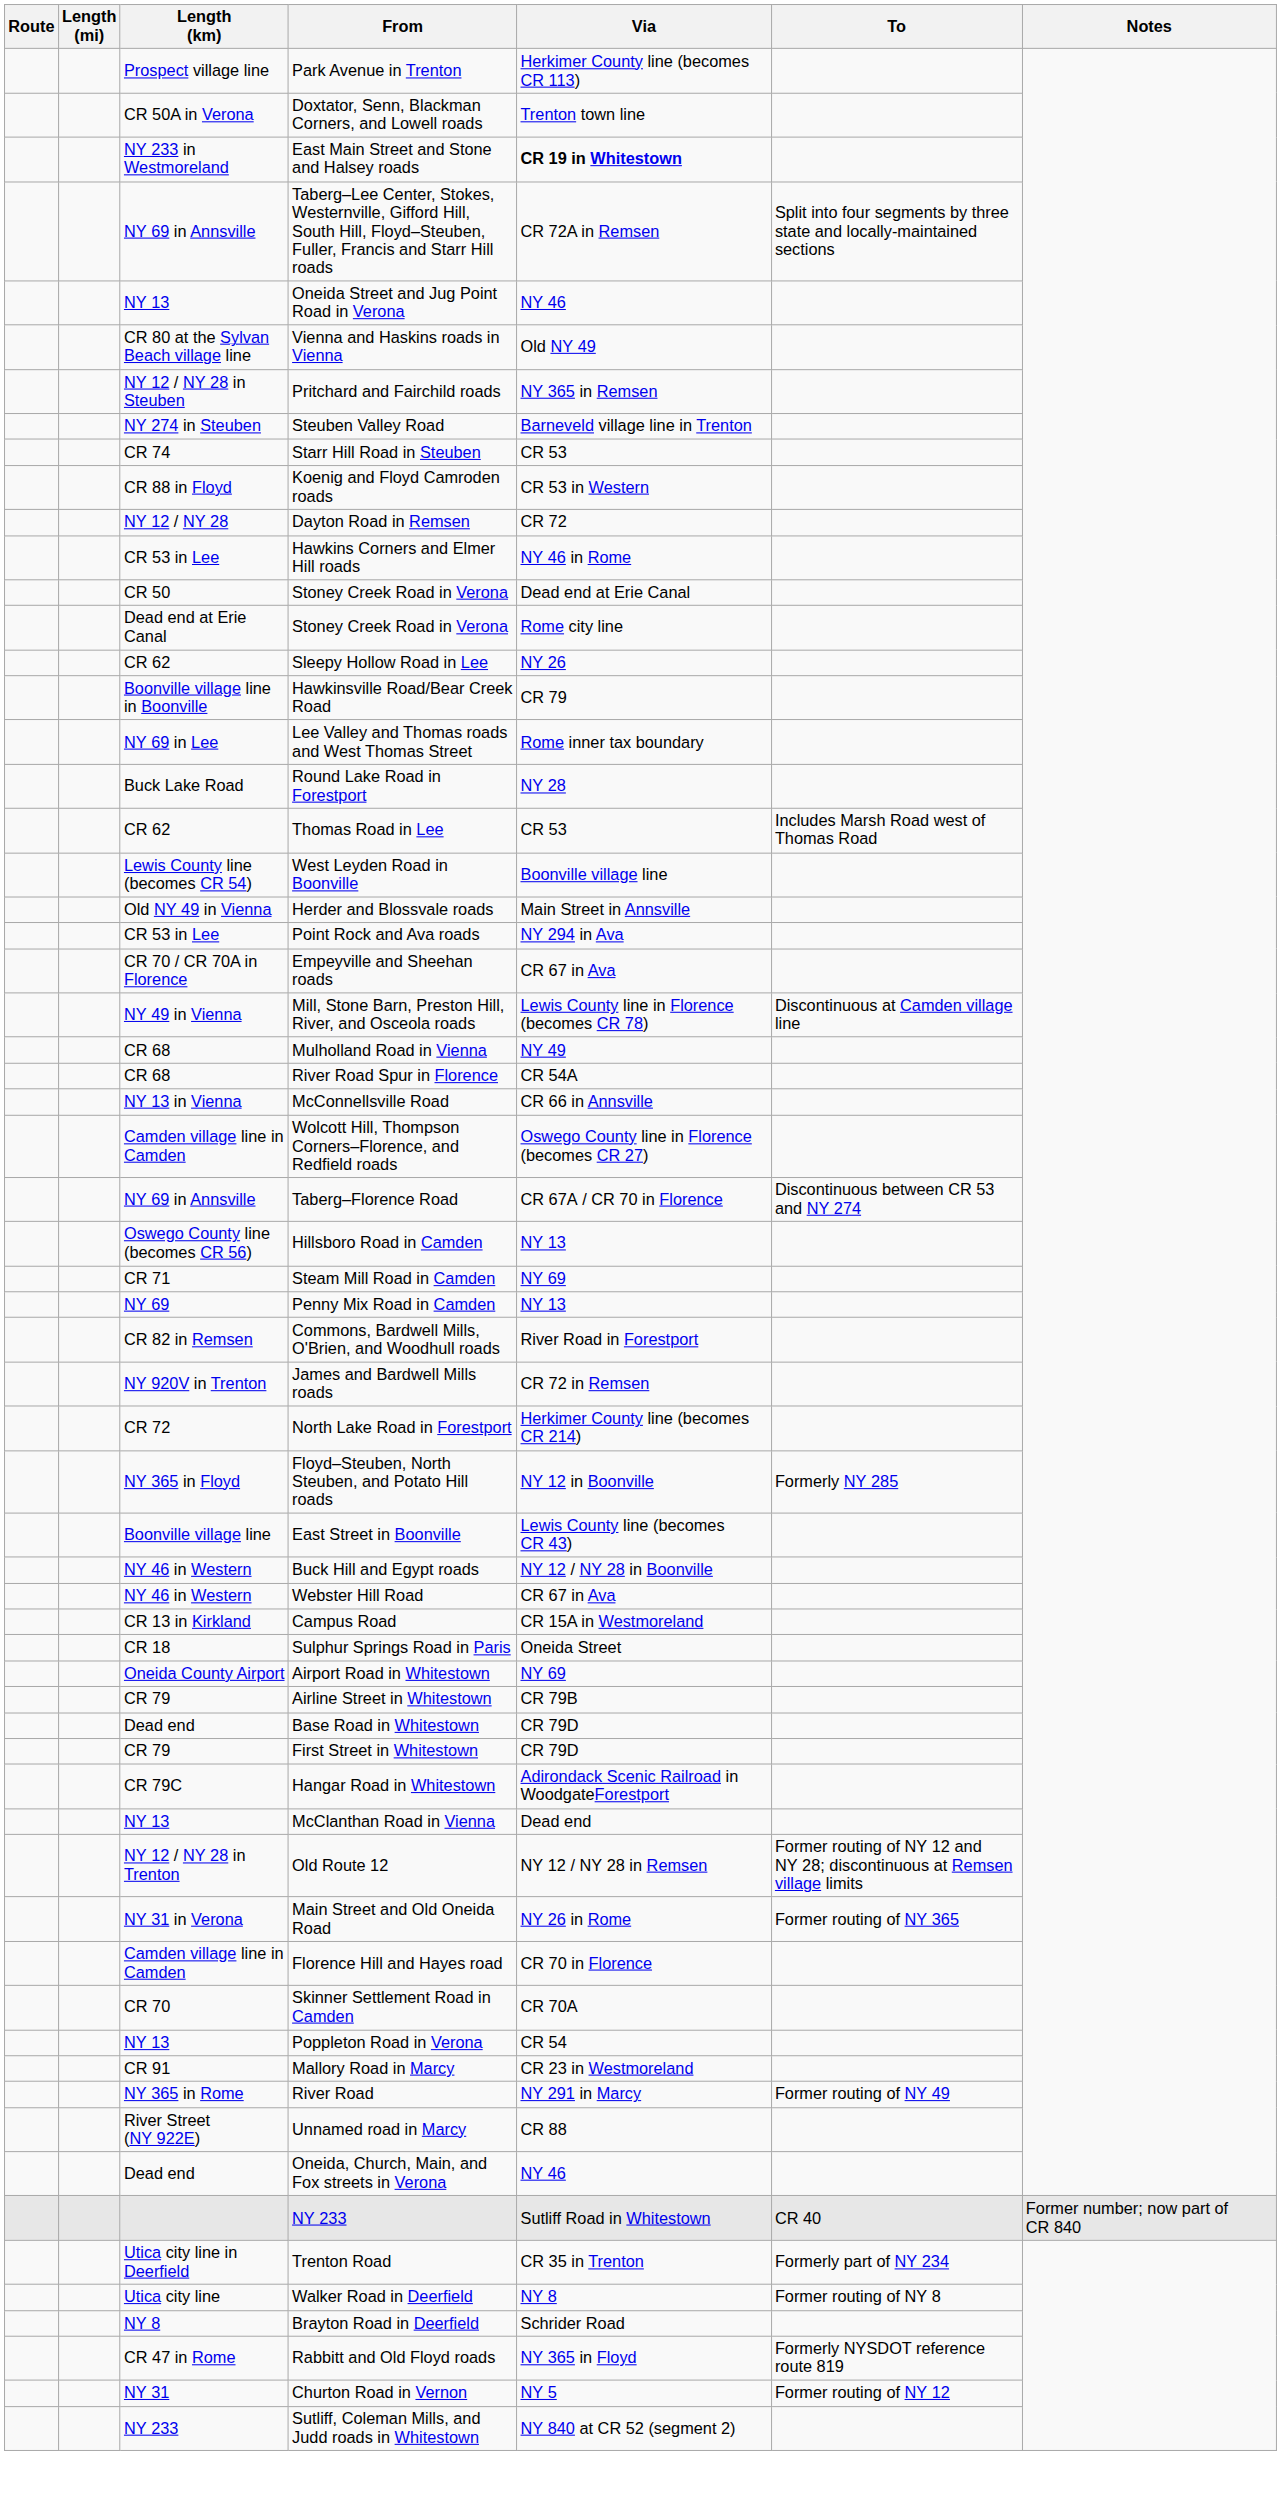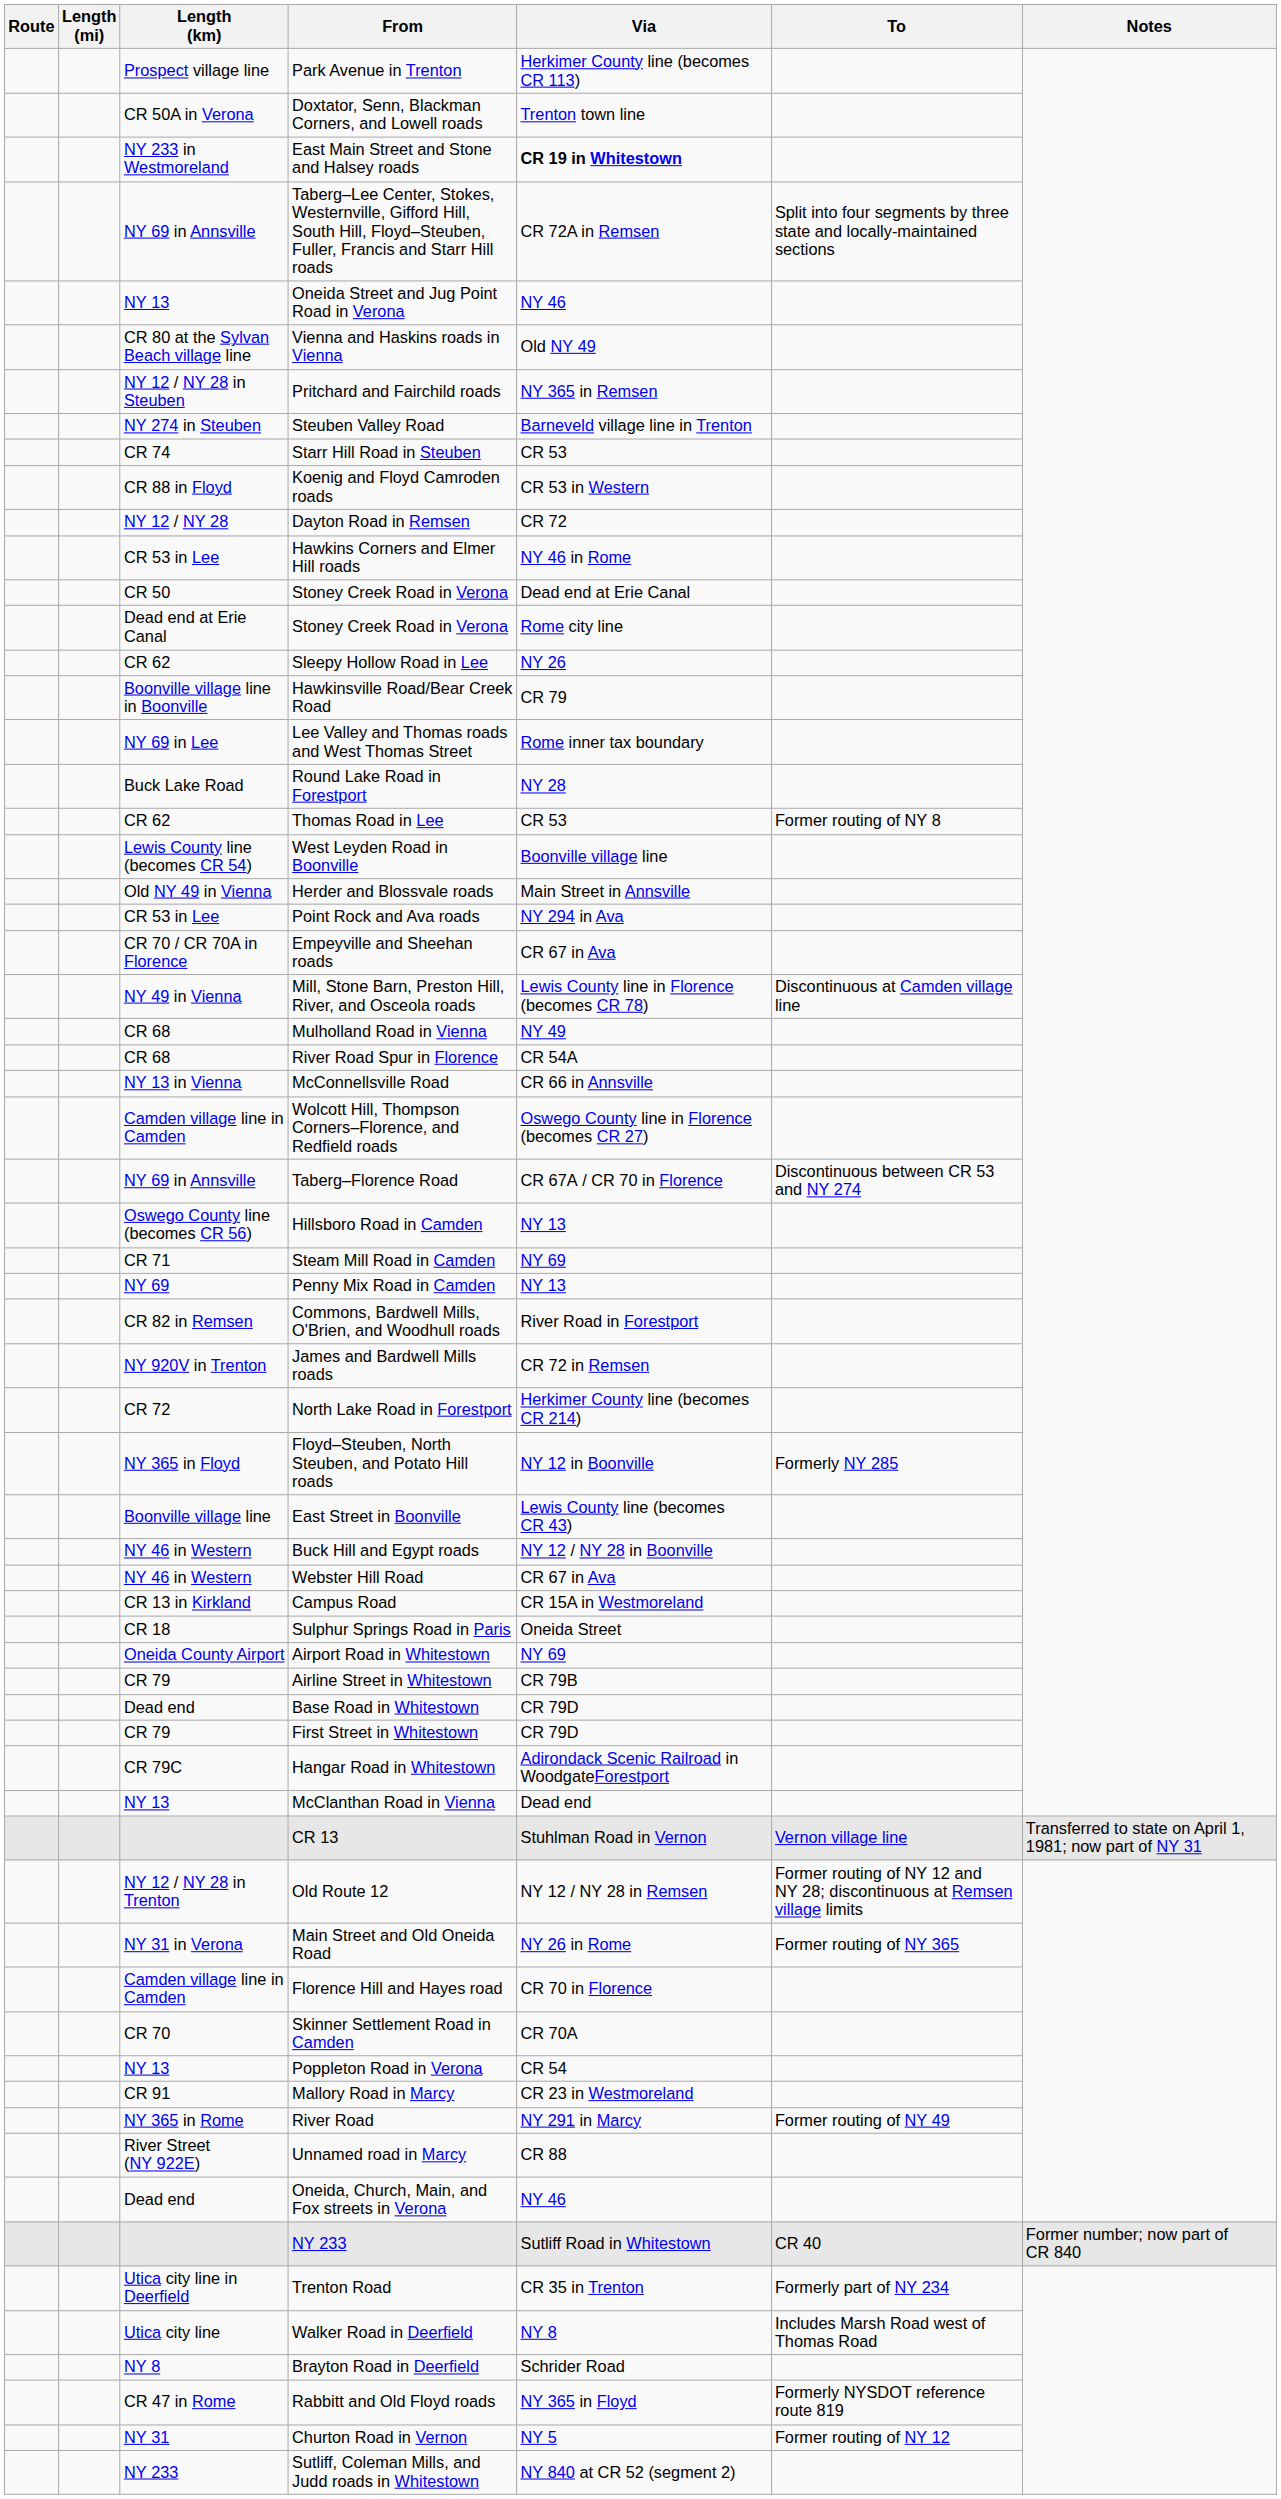(880, 830) Includes Marsh Road west of Thomas Road -> (858, 821) Former routing of NY 8
+ row: (204, 1838)
(858, 2297) Former routing of NY 8 -> (880, 2332) Includes Marsh Road west of Thomas Road
